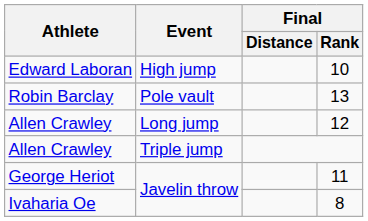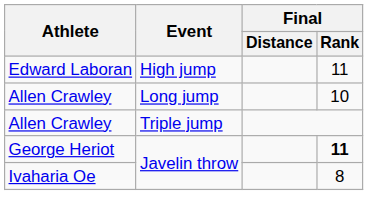(340, 70) 10 -> (340, 70) 11
- row: (61, 97)
(340, 123) 12 -> (340, 97) 10
(340, 176) normal -> (340, 150) bold
